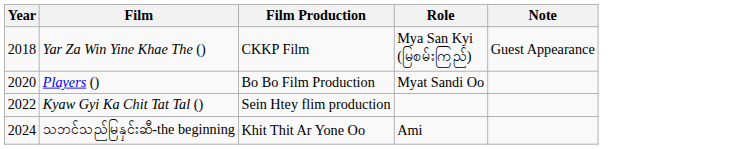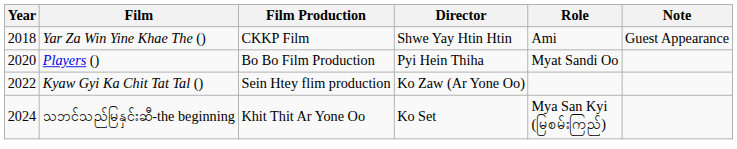+ column: (461, 15)
(435, 47) Mya San Kyi (မြစမ်းကြည်) -> (544, 38) Ami
(410, 130) Ami -> (569, 115) Mya San Kyi (မြစမ်းကြည်)
